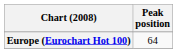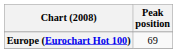(153, 40) 64 -> (153, 40) 69
